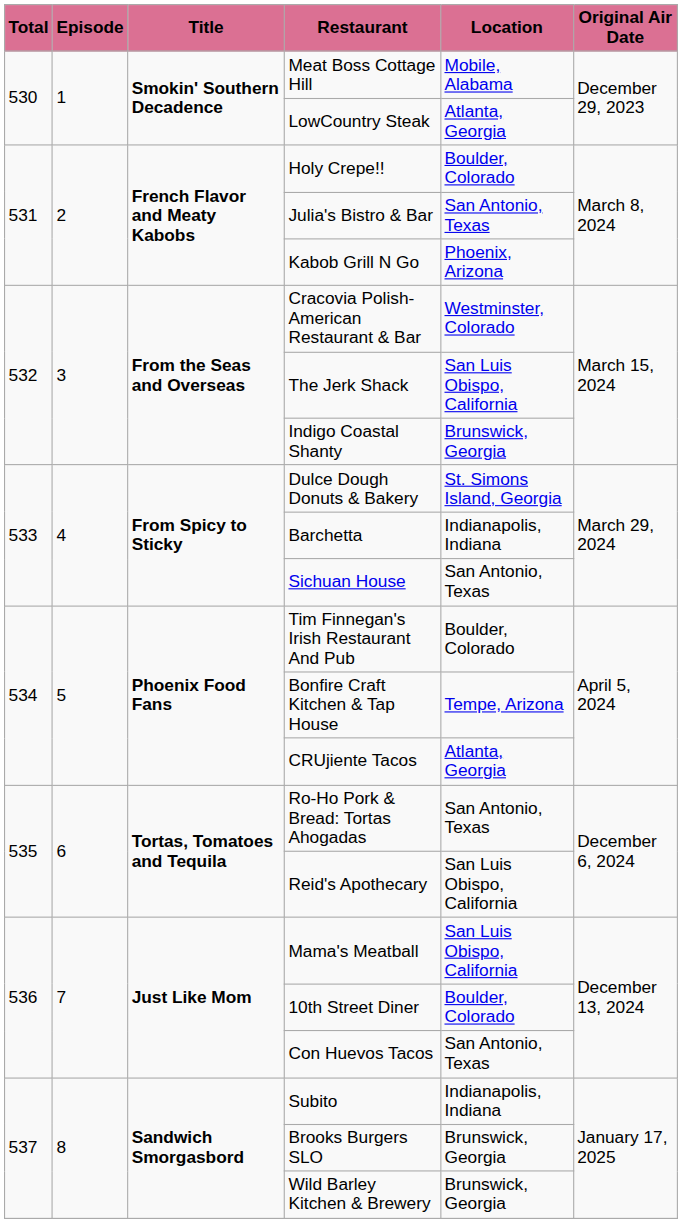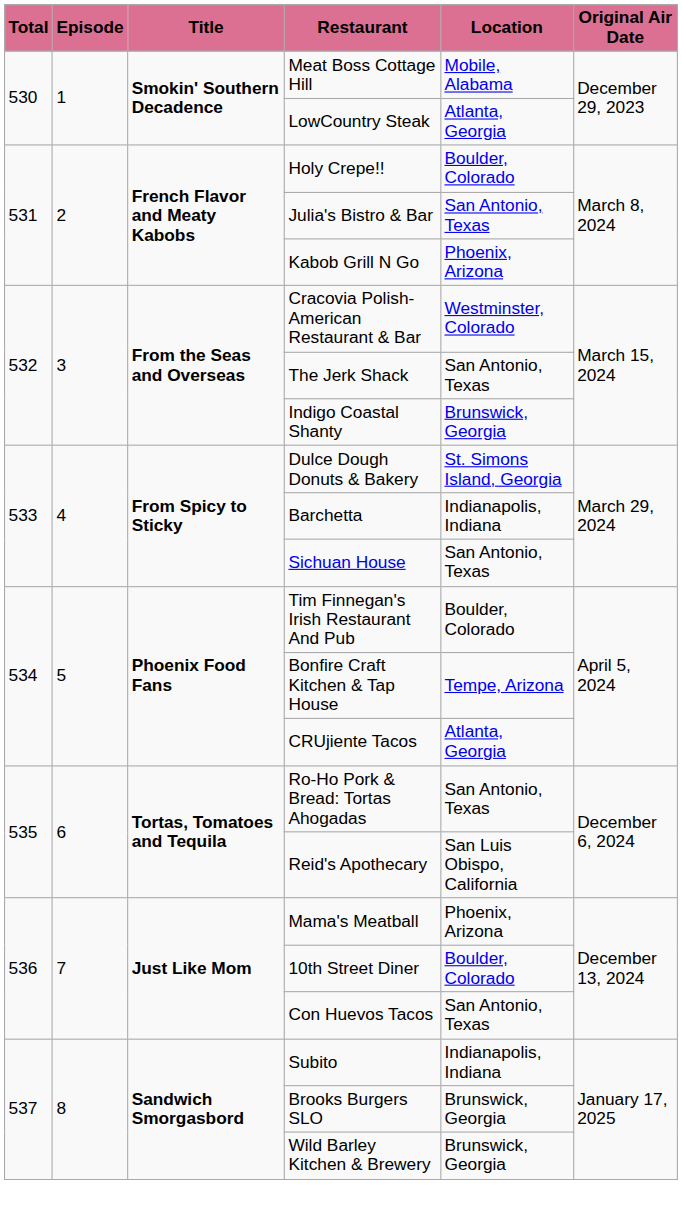(481, 384) San Luis Obispo, California -> (493, 375) San Antonio, Texas
(481, 950) San Luis Obispo, California -> (478, 921) Phoenix, Arizona
